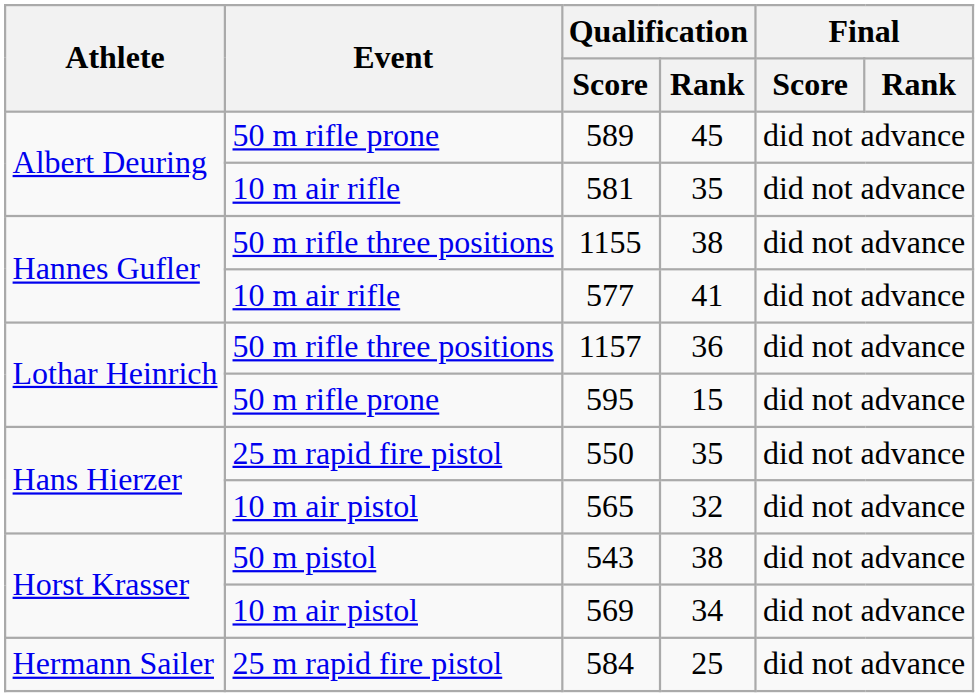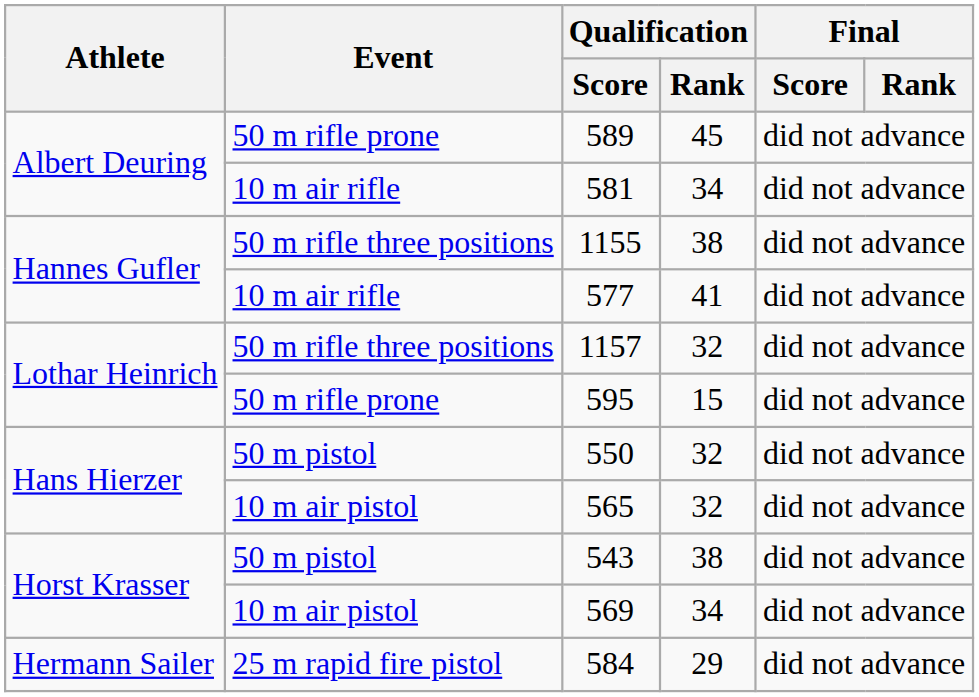(707, 189) 35 -> (707, 189) 34
(707, 347) 36 -> (707, 347) 32
(367, 453) 25 m rapid fire pistol -> (304, 453) 50 m pistol
(707, 453) 35 -> (707, 453) 32
(707, 663) 25 -> (707, 663) 29
